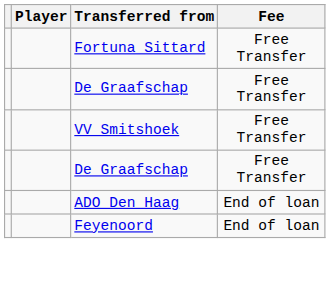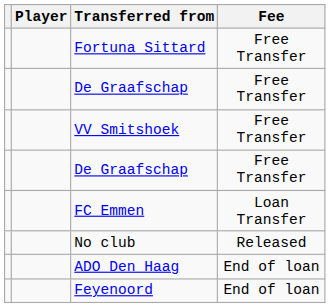+ row: (109, 211)
+ row: (105, 243)
